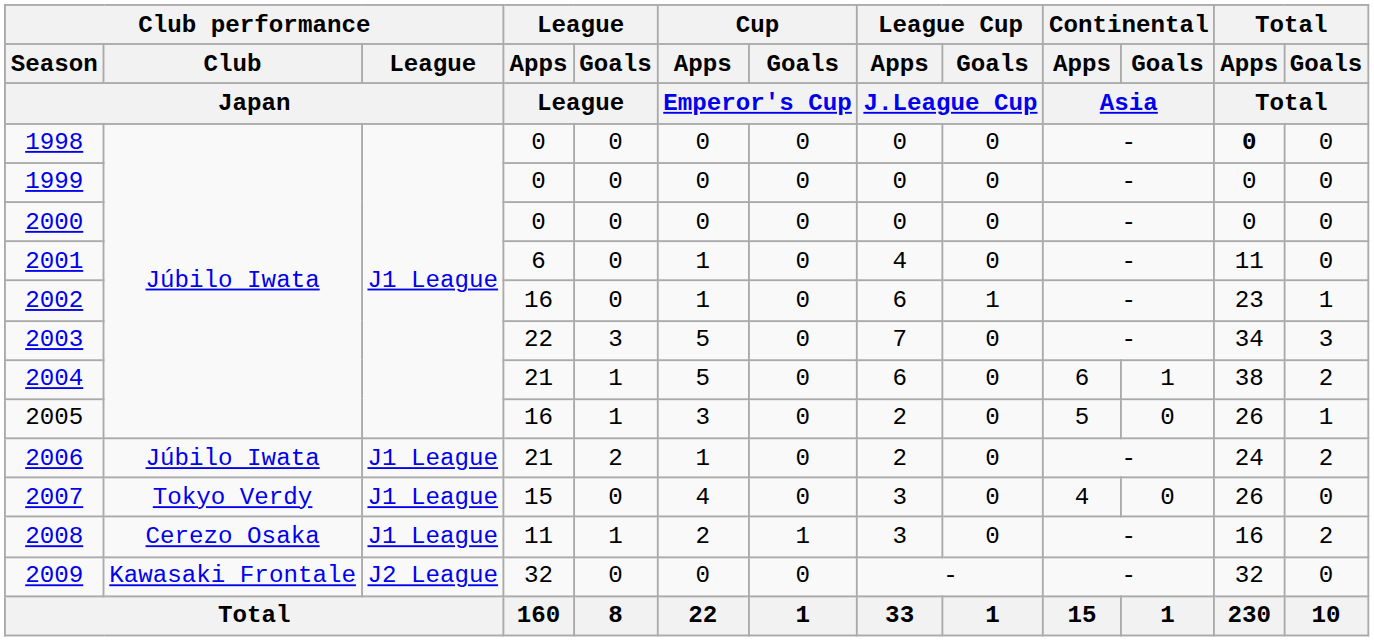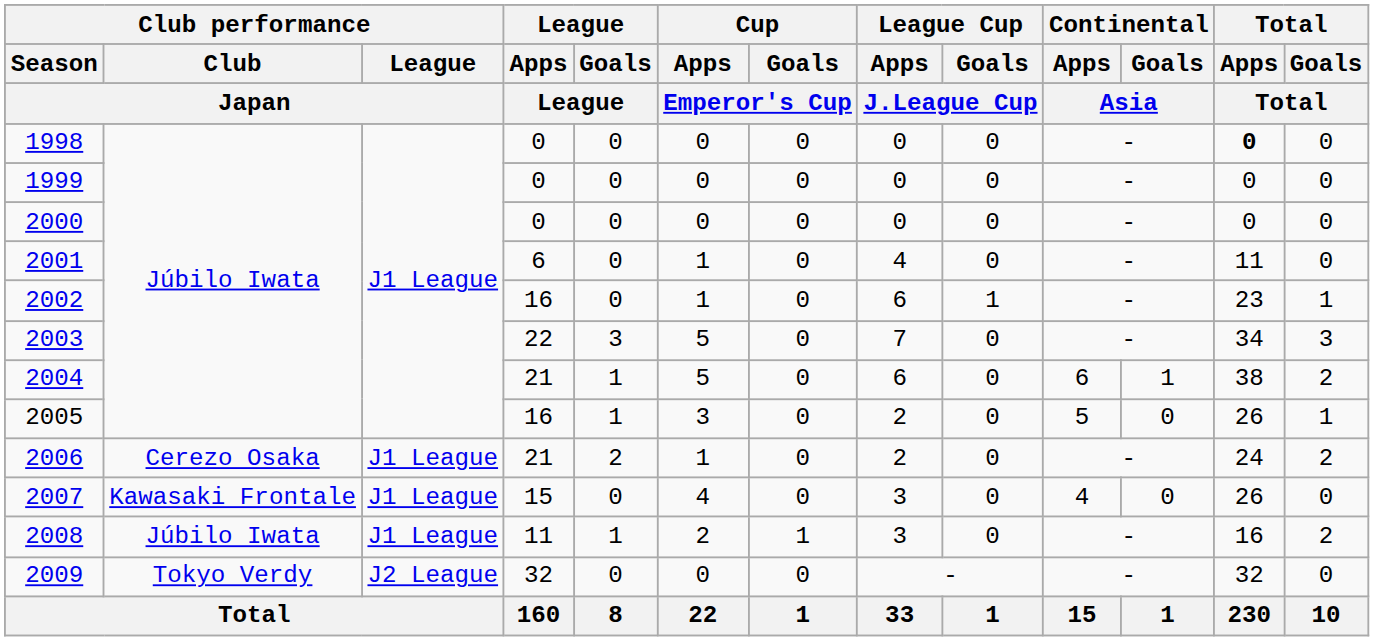(233, 458) Júbilo Iwata -> (233, 458) Cerezo Osaka
(233, 498) Tokyo Verdy -> (233, 498) Kawasaki Frontale
(233, 537) Cerezo Osaka -> (233, 537) Júbilo Iwata
(233, 576) Kawasaki Frontale -> (233, 576) Tokyo Verdy
